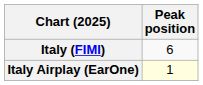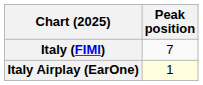(170, 49) 6 -> (170, 49) 7
